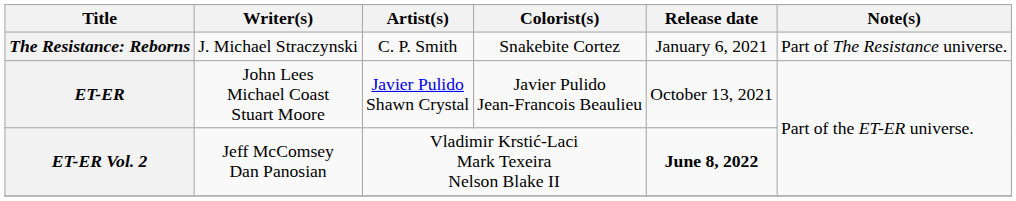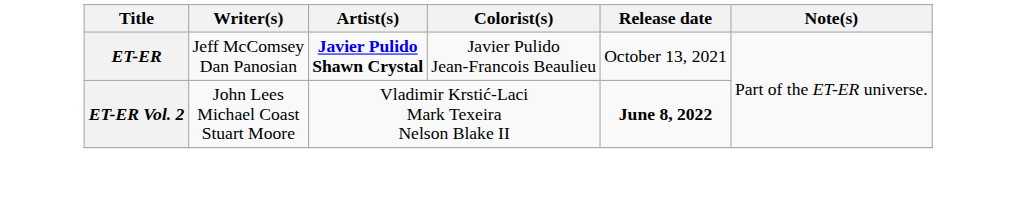- row: (100, 46)
(278, 94) John Lees Michael Coast Stuart Moore -> (248, 56) Jeff McComsey Dan Panosian
(418, 94) normal -> (368, 56) bold
(278, 161) Jeff McComsey Dan Panosian -> (248, 113) John Lees Michael Coast Stuart Moore
